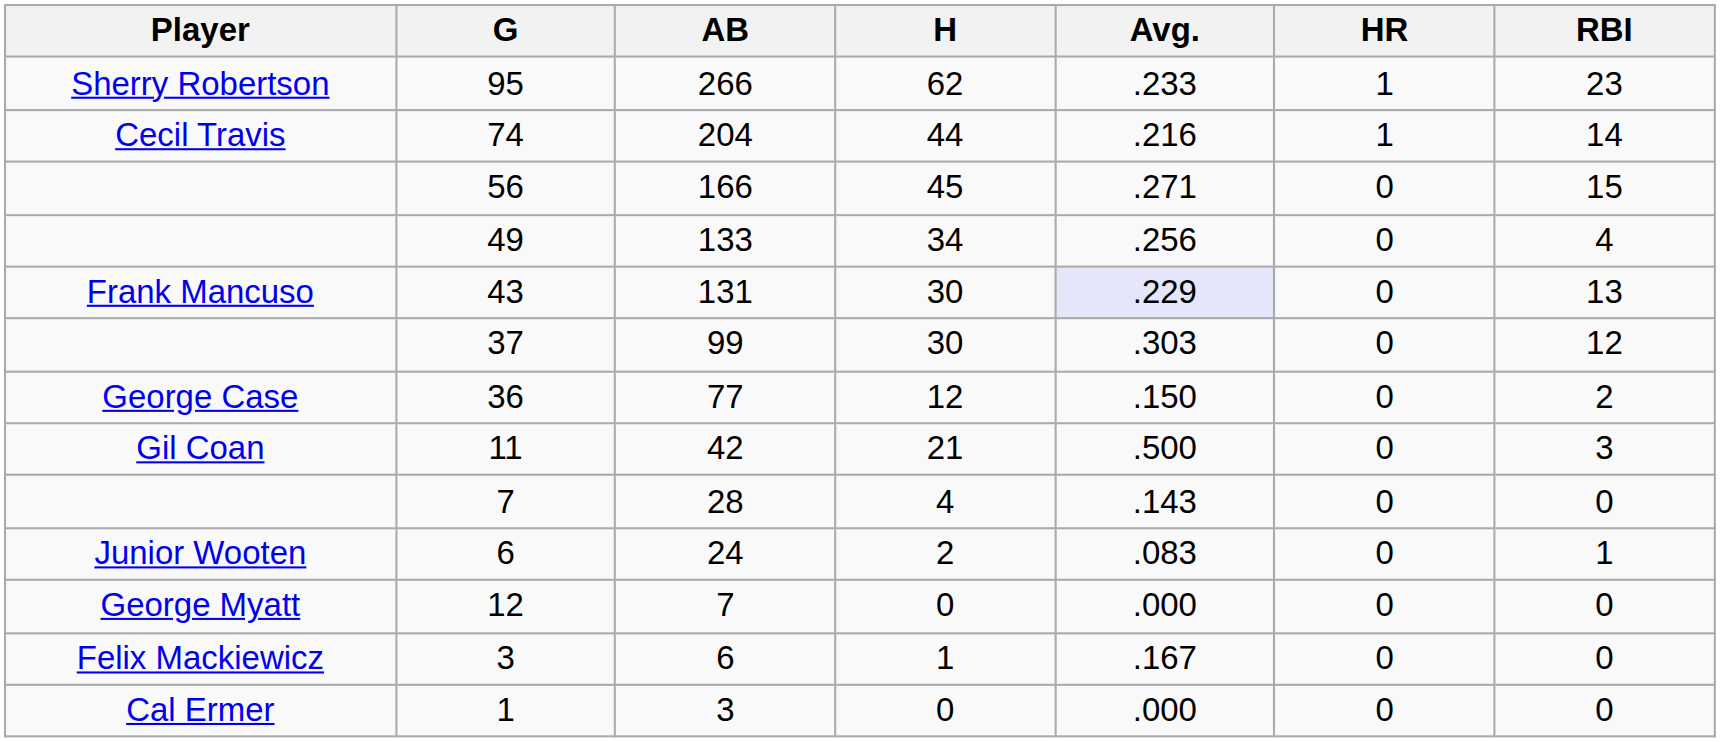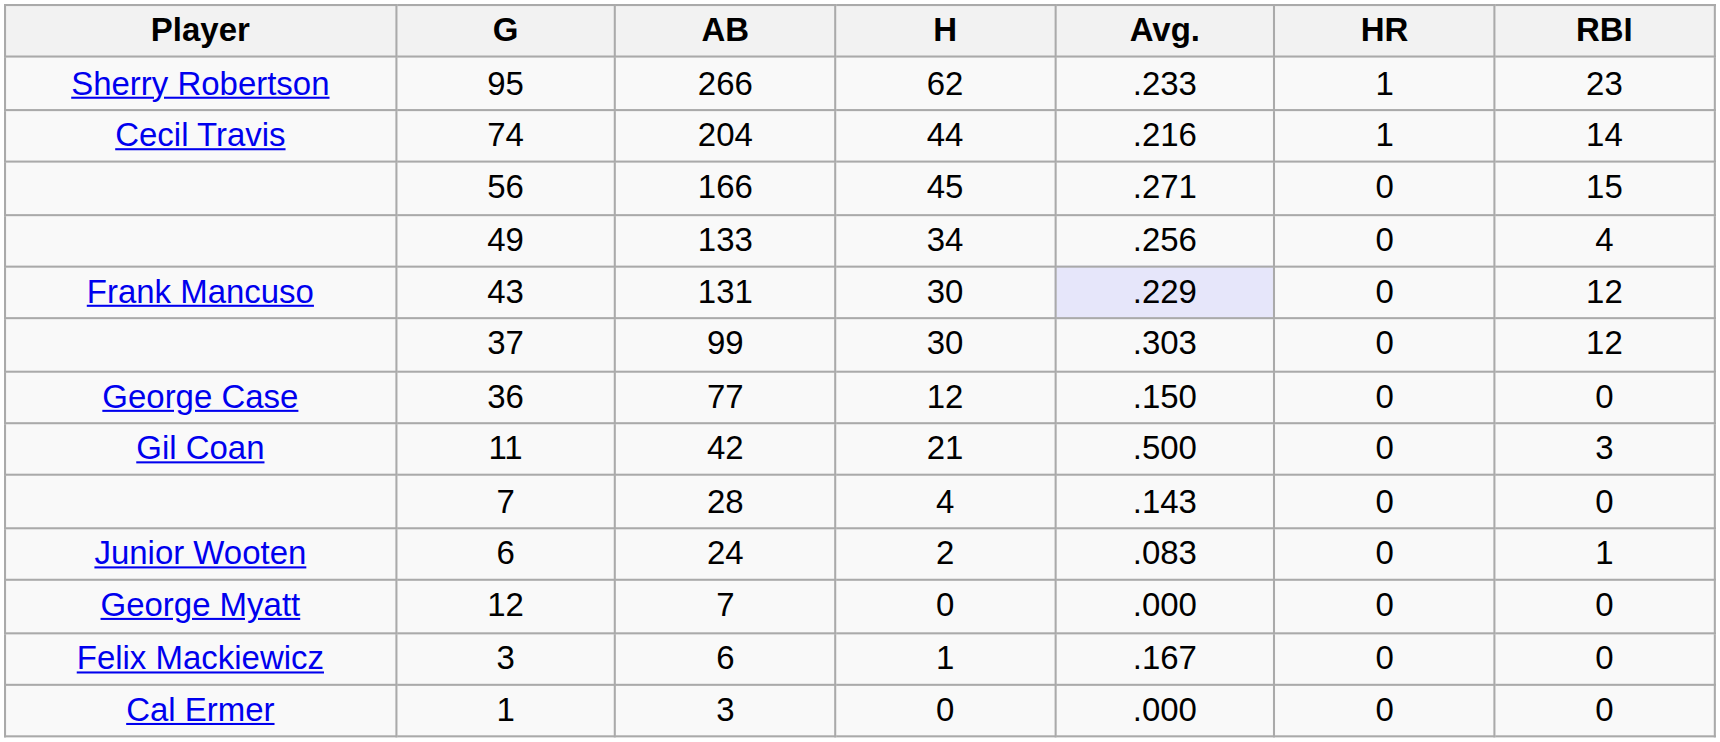(1604, 291) 13 -> (1604, 291) 12
(1604, 396) 2 -> (1604, 396) 0
